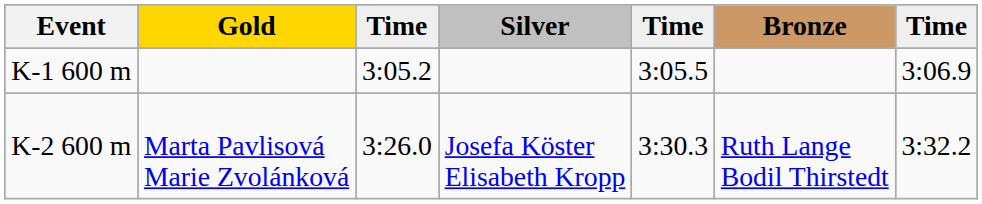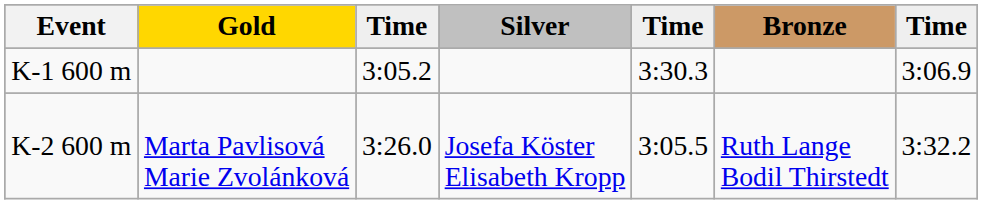(673, 70) 3:05.5 -> (673, 70) 3:30.3
(673, 145) 3:30.3 -> (673, 145) 3:05.5
